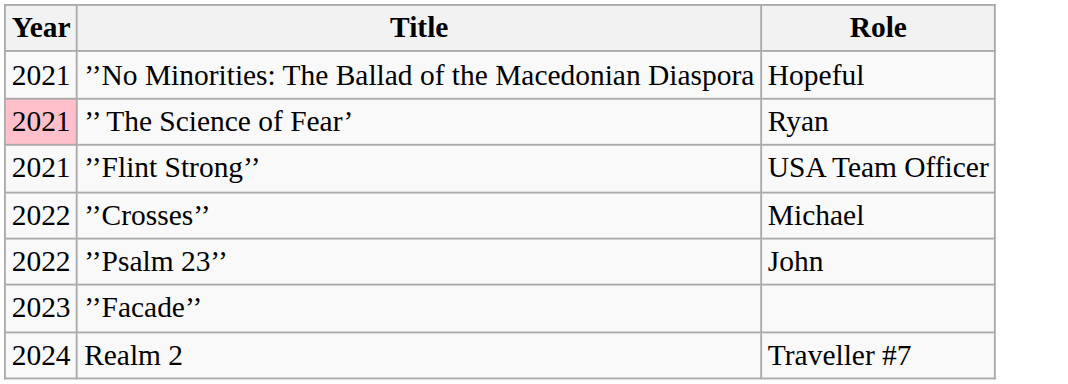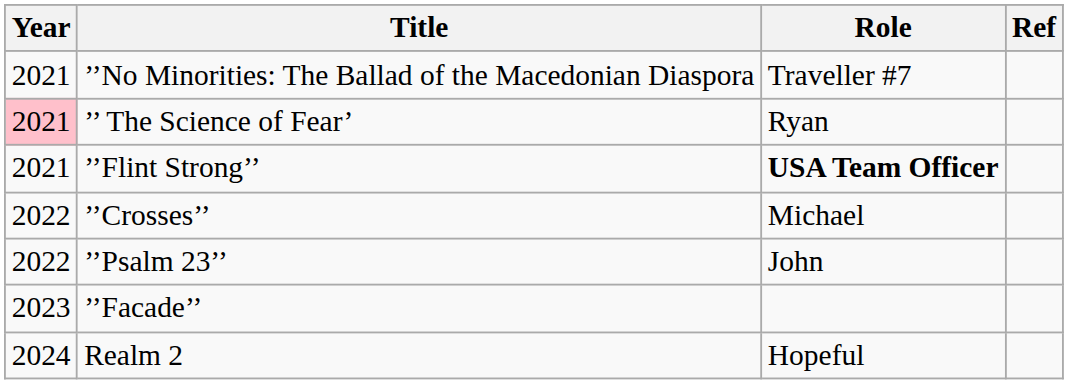+ column: (1034, 27)
(816, 74) Hopeful -> (840, 74) Traveller #7
(878, 167) normal -> (883, 167) bold
(840, 354) Traveller #7 -> (816, 354) Hopeful
